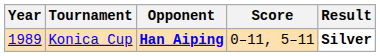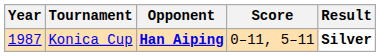(25, 40) 1989 -> (25, 40) 1987
